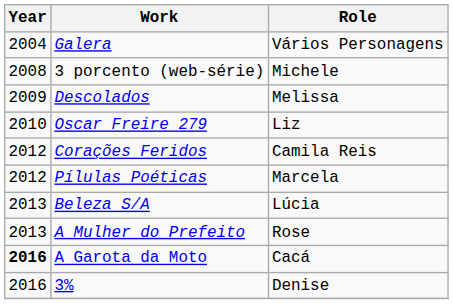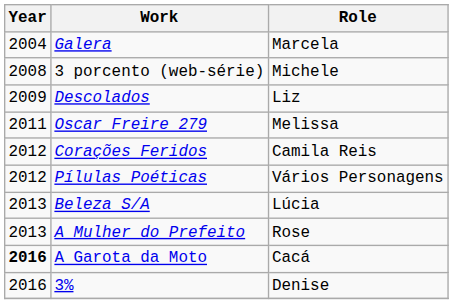(358, 44) Vários Personagens -> (305, 44) Marcela
(305, 98) Melissa -> (286, 98) Liz
(28, 125) 2010 -> (28, 125) 2011
(286, 125) Liz -> (305, 125) Melissa
(305, 178) Marcela -> (358, 178) Vários Personagens
